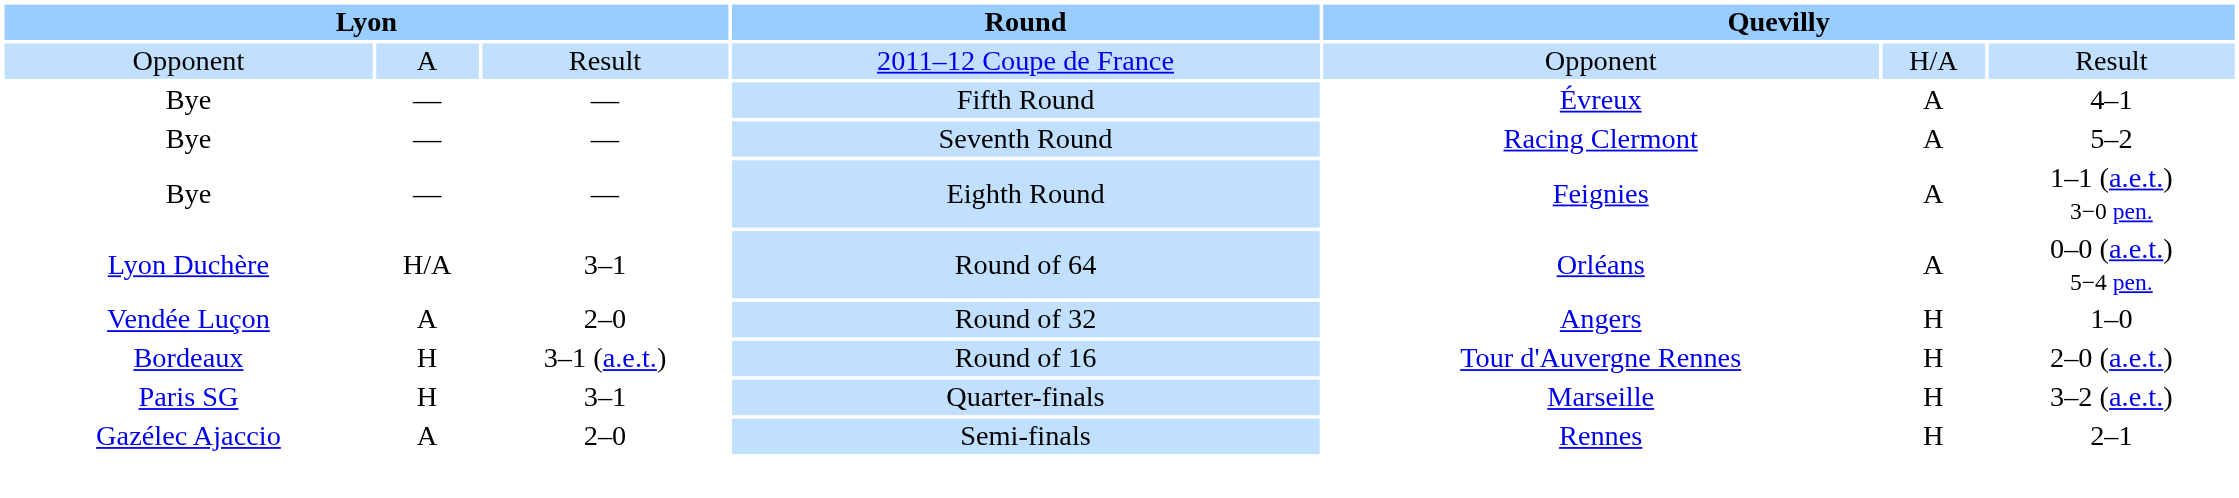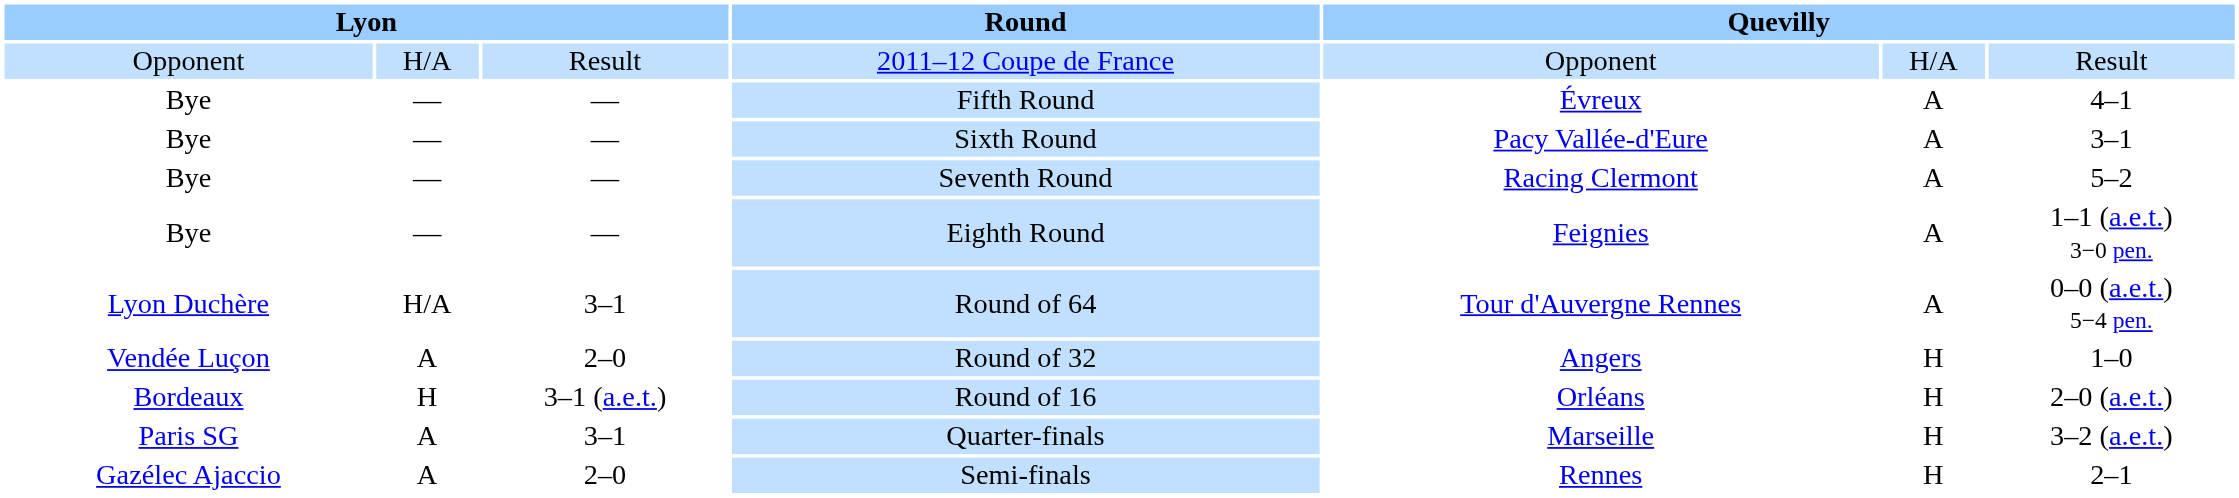(427, 60) A -> (427, 60) H/A
+ row: (1025, 138)
(1601, 264) Orléans -> (1601, 303) Tour d'Auvergne Rennes
(1601, 358) Tour d'Auvergne Rennes -> (1601, 397) Orléans
(427, 397) H -> (427, 436) A
